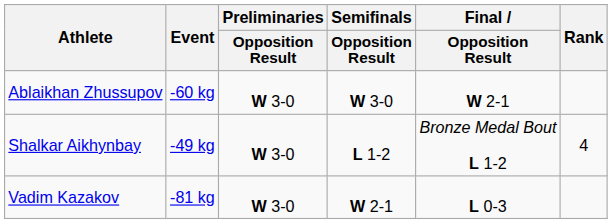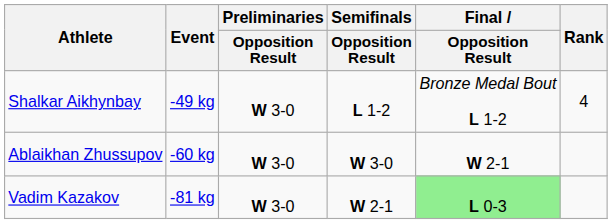rows swapped: (75, 145) <-> (85, 93)
(488, 207) no background -> (488, 207) lightgreen background
